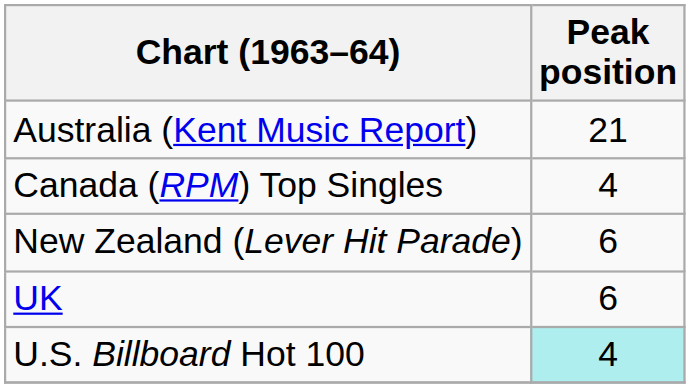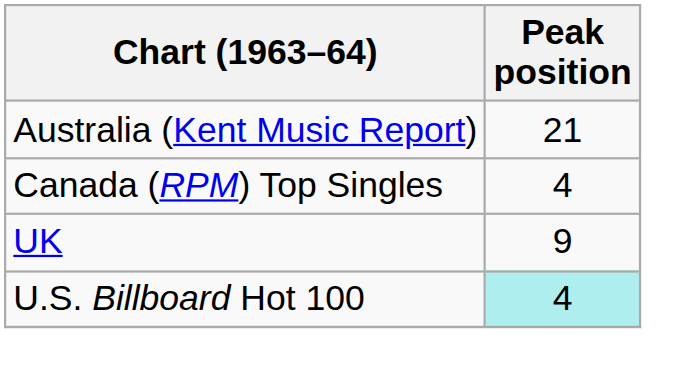- row: (268, 241)
(608, 297) 6 -> (563, 241) 9
